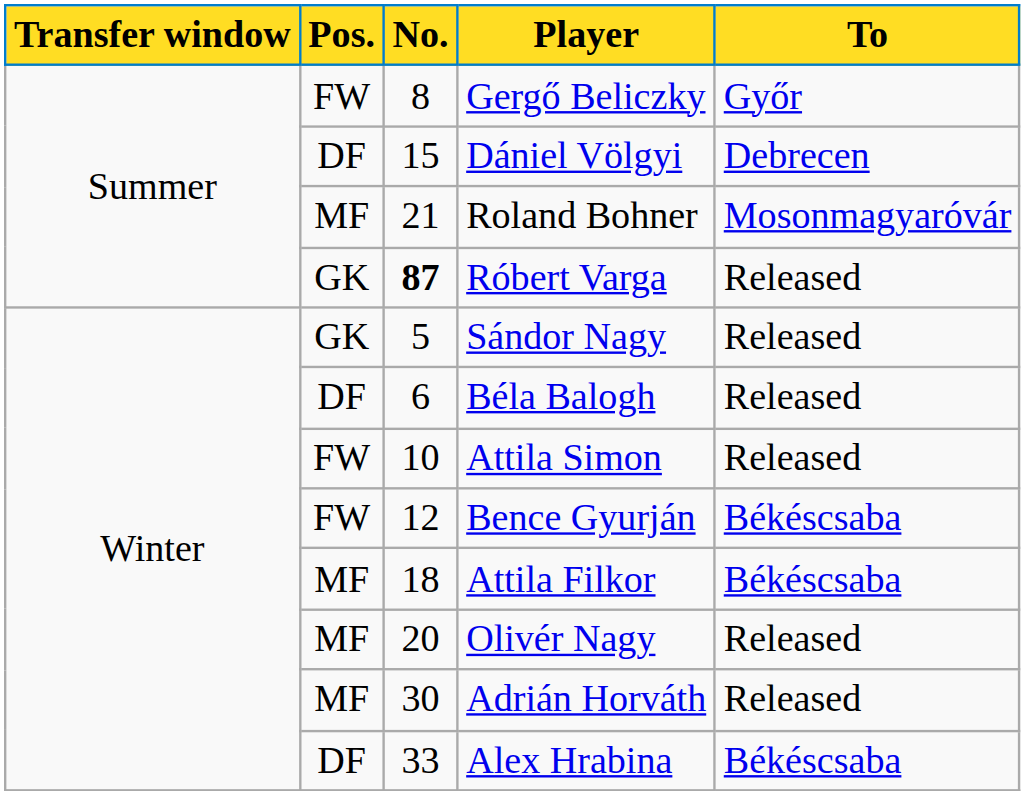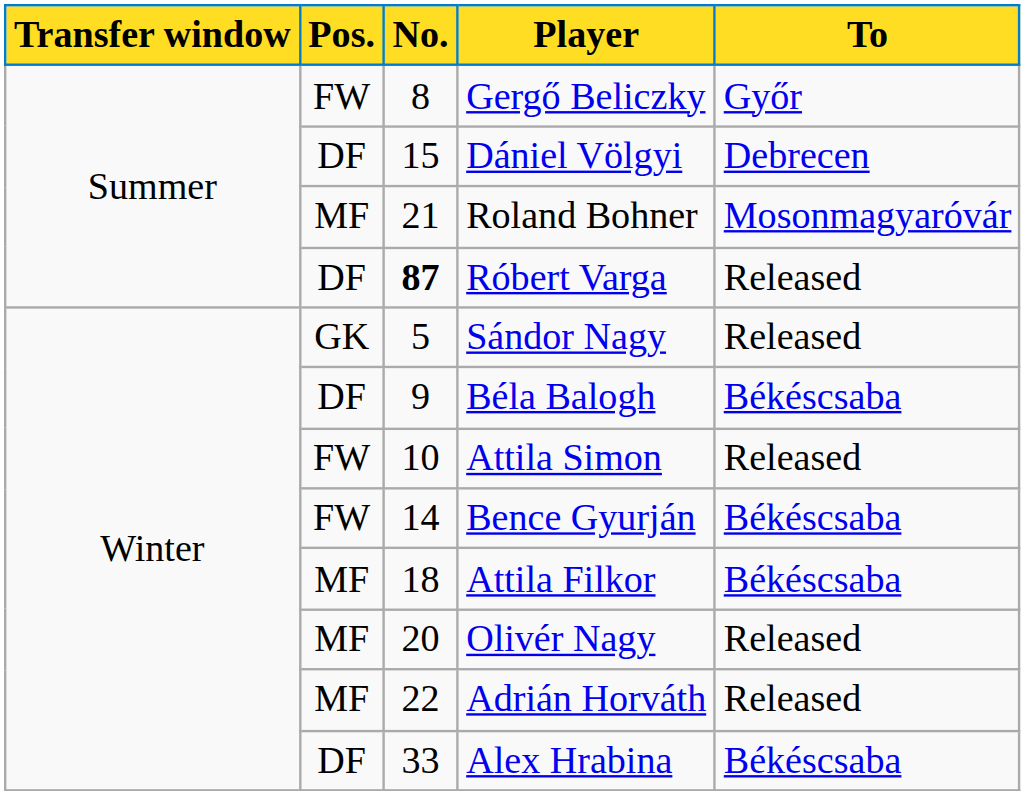(342, 276) GK -> (342, 276) DF
(421, 397) 6 -> (421, 397) 9
(792, 397) Released -> (813, 397) Békéscsaba
(421, 517) 12 -> (421, 517) 14
(421, 699) 30 -> (421, 699) 22
